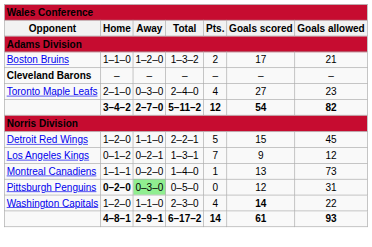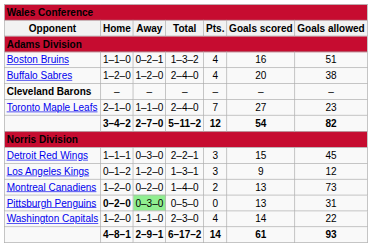(149, 60) 1–2–0 -> (149, 60) 0–2–1
(215, 60) 2 -> (215, 60) 4
(261, 60) 17 -> (261, 60) 16
(331, 60) 21 -> (331, 60) 51
+ row: (39, 76)
(149, 92) 0–3–0 -> (149, 108) 1–1–0
(215, 92) 4 -> (215, 108) 7
(117, 140) 1–2–0 -> (117, 155) 1–1–1
(149, 140) 1–1–0 -> (149, 155) 0–3–0
(215, 140) 5 -> (215, 155) 3
(149, 155) 0–2–1 -> (149, 171) 1–2–0
(215, 155) 7 -> (215, 171) 3
(117, 171) 1–1–1 -> (117, 187) 1–2–0
(215, 171) 1 -> (215, 187) 2
(261, 187) 12 -> (261, 203) 13
(261, 203) bold -> (261, 219) normal
